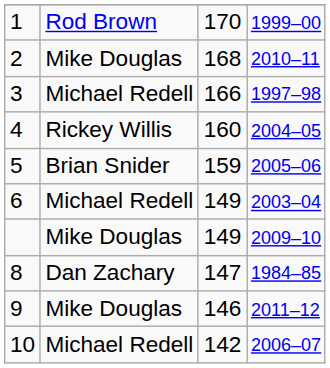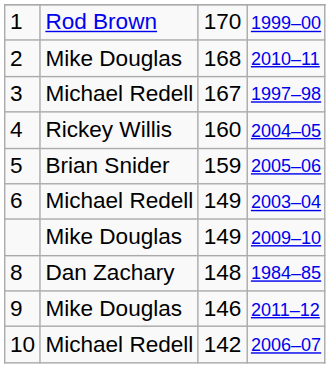(223, 93) 166 -> (223, 93) 167
(223, 272) 147 -> (223, 272) 148
